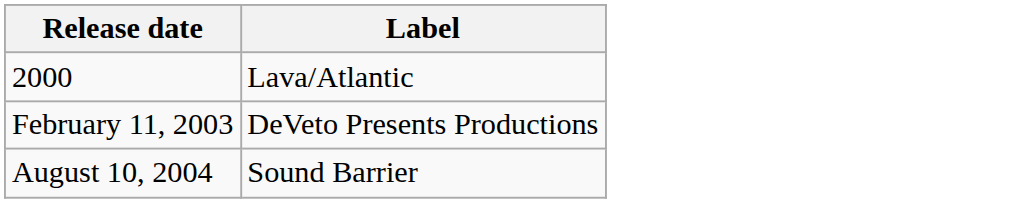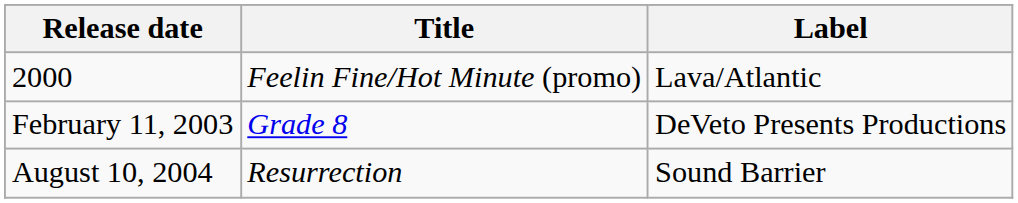+ column: (444, 28)
